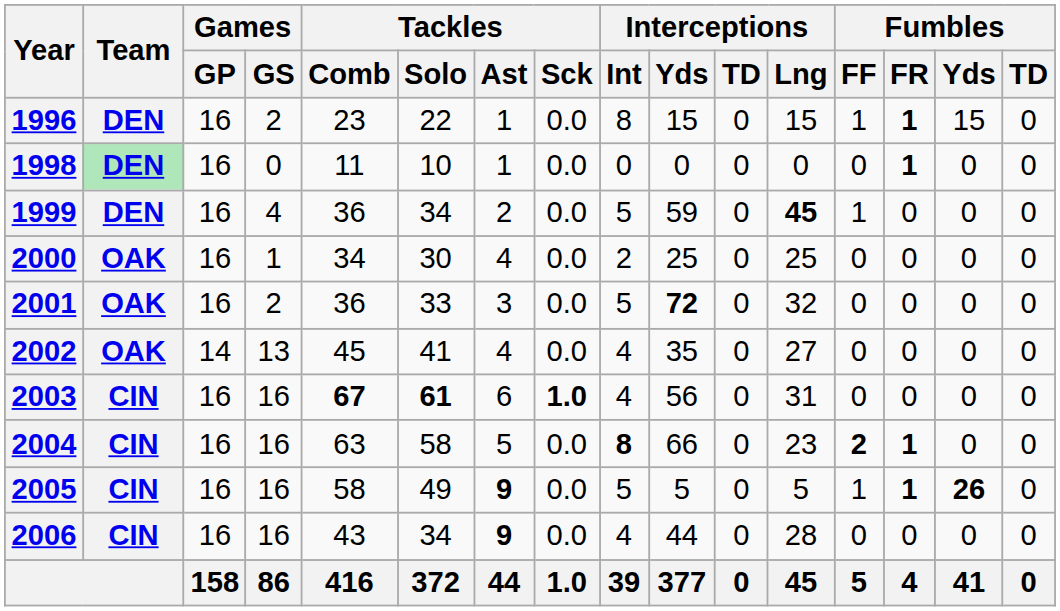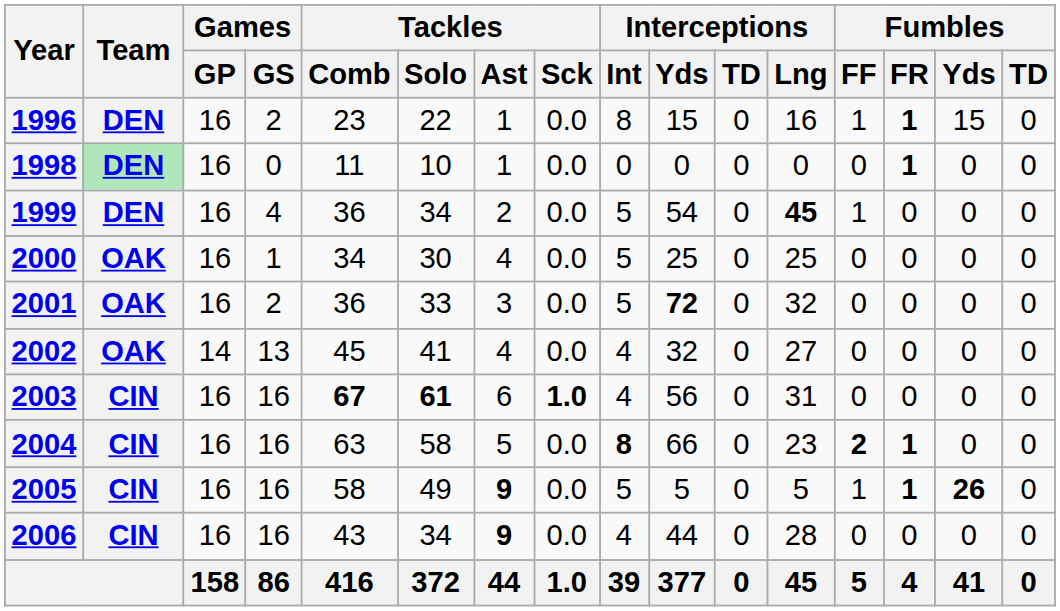(801, 119) 15 -> (801, 119) 16
(682, 212) 59 -> (682, 212) 54
(624, 258) 2 -> (624, 258) 5
(682, 350) 35 -> (682, 350) 32
